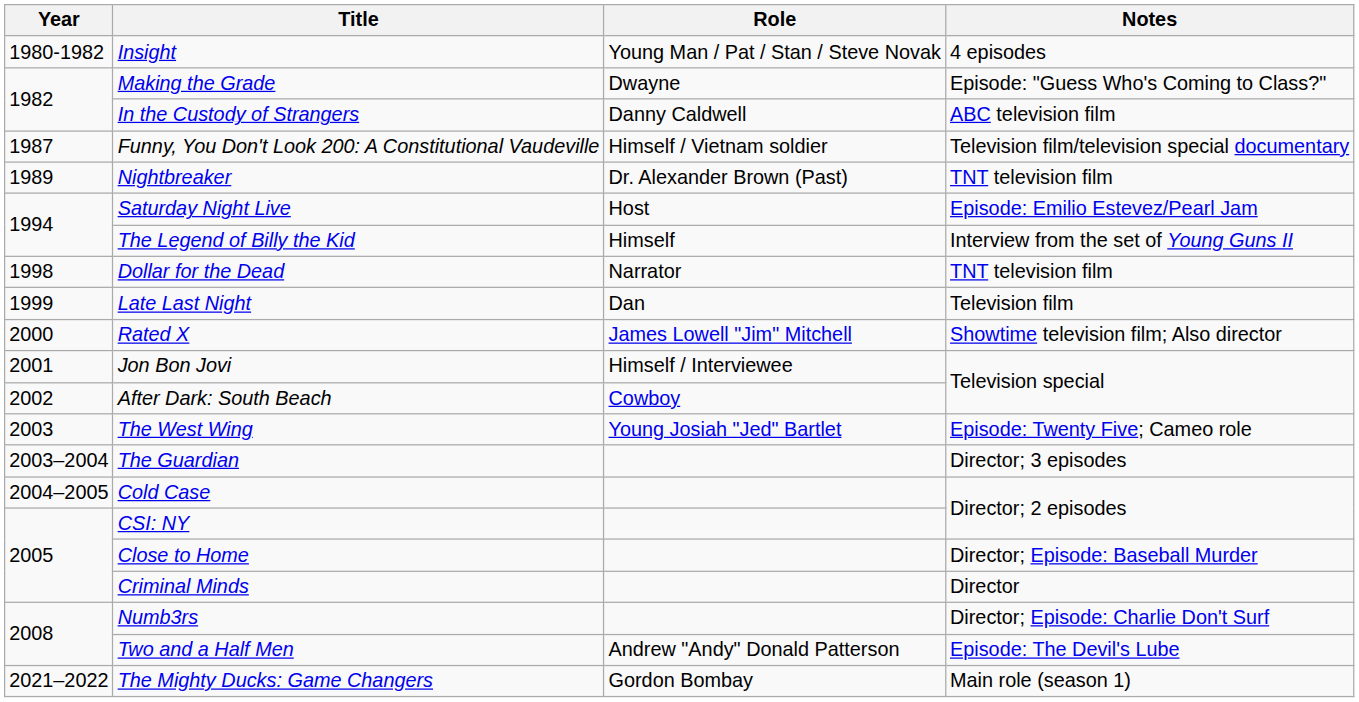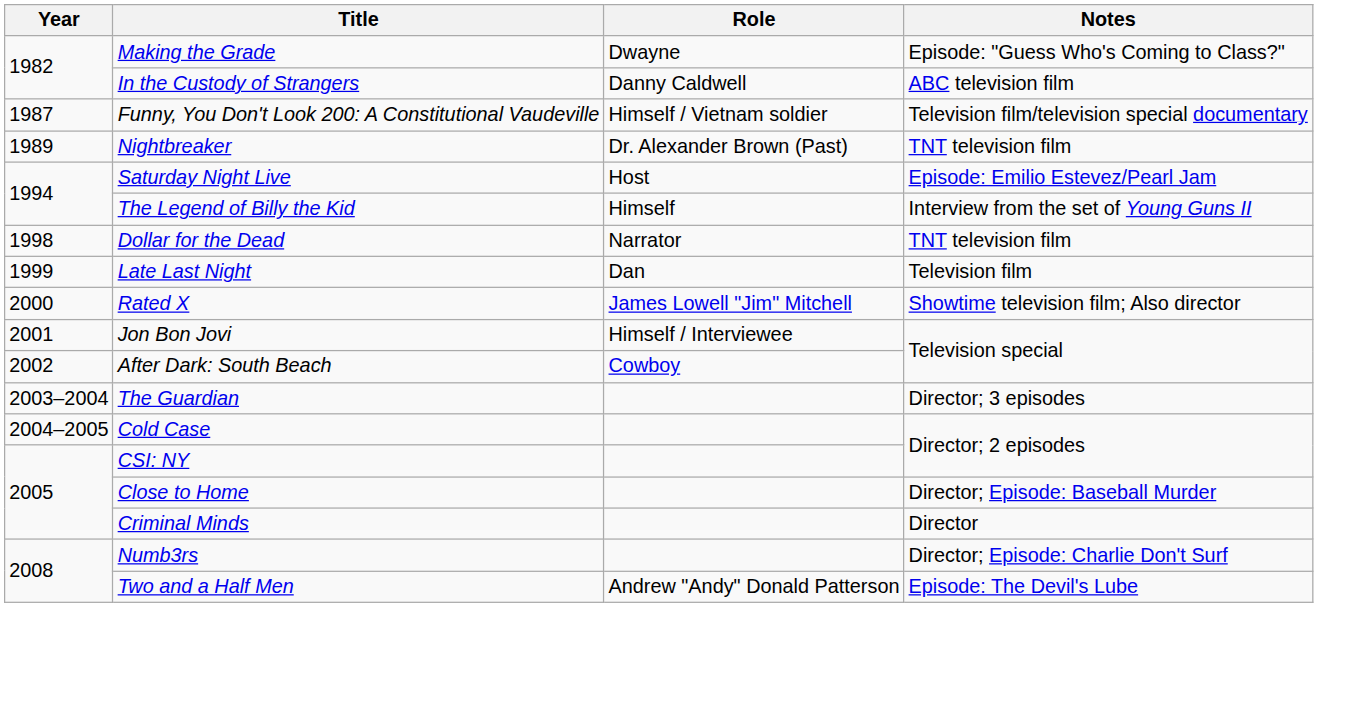- row: (147, 51)
- row: (185, 429)
- row: (275, 680)
